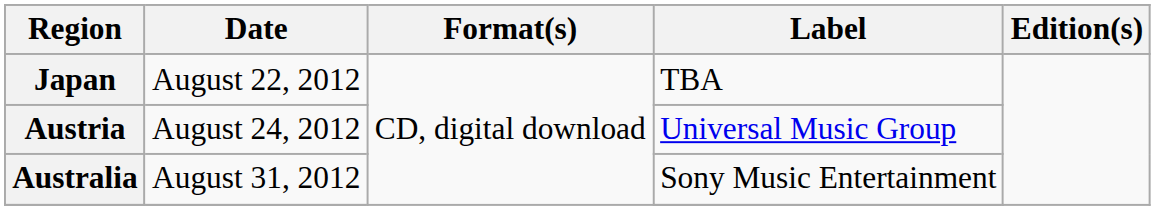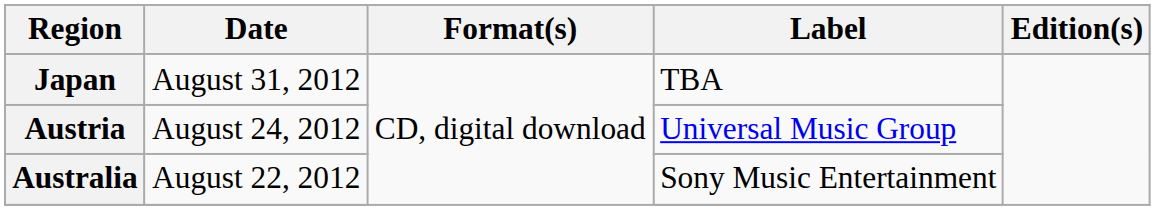(256, 79) August 22, 2012 -> (256, 79) August 31, 2012
(256, 178) August 31, 2012 -> (256, 178) August 22, 2012
